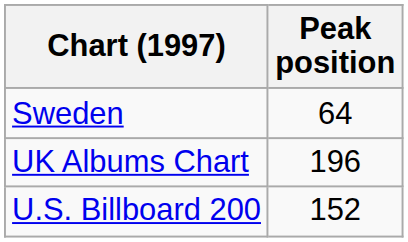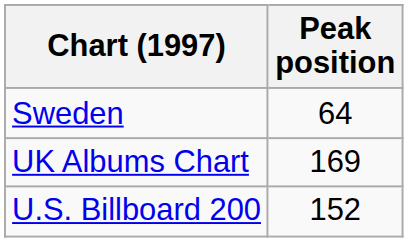(335, 161) 196 -> (335, 161) 169
